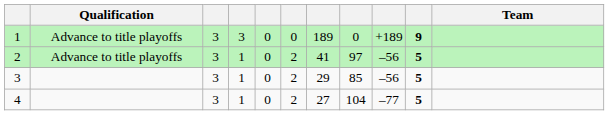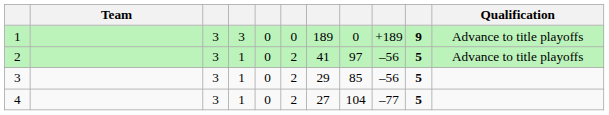columns swapped: (518, 15) <-> (117, 15)
